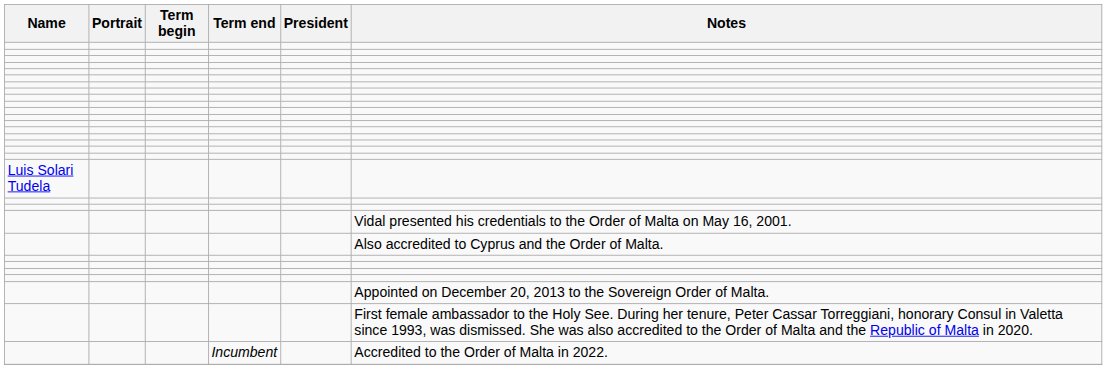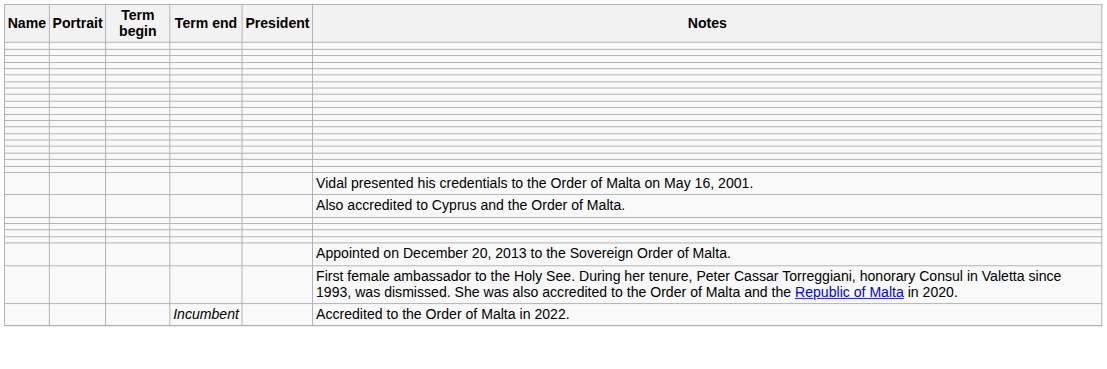- row: (41, 178)
